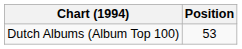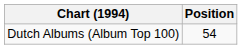(209, 34) 53 -> (209, 34) 54
